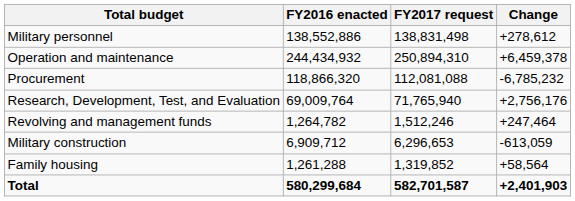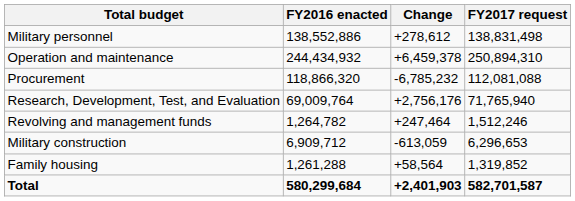columns swapped: (444, 15) <-> (533, 15)
